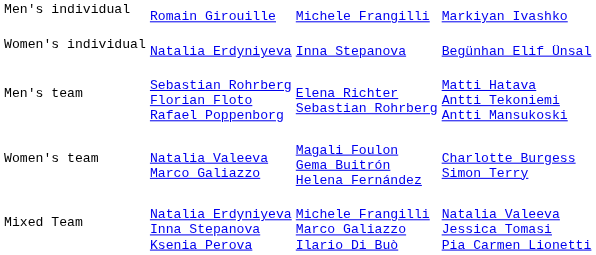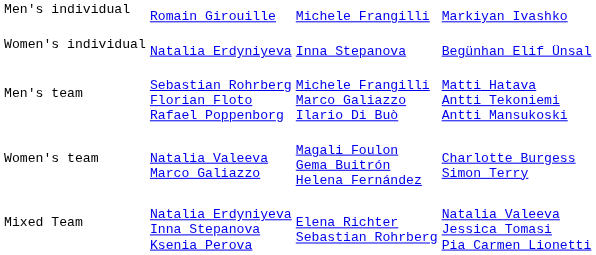(367, 101) Elena Richter Sebastian Rohrberg -> (363, 101) Michele Frangilli Marco Galiazzo Ilario Di Buò
(363, 230) Michele Frangilli Marco Galiazzo Ilario Di Buò -> (367, 230) Elena Richter Sebastian Rohrberg
